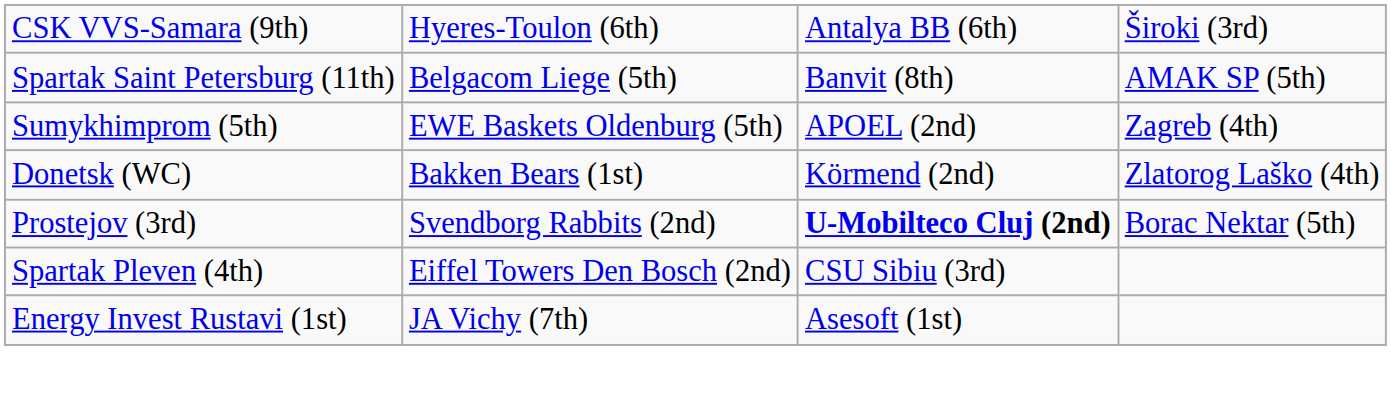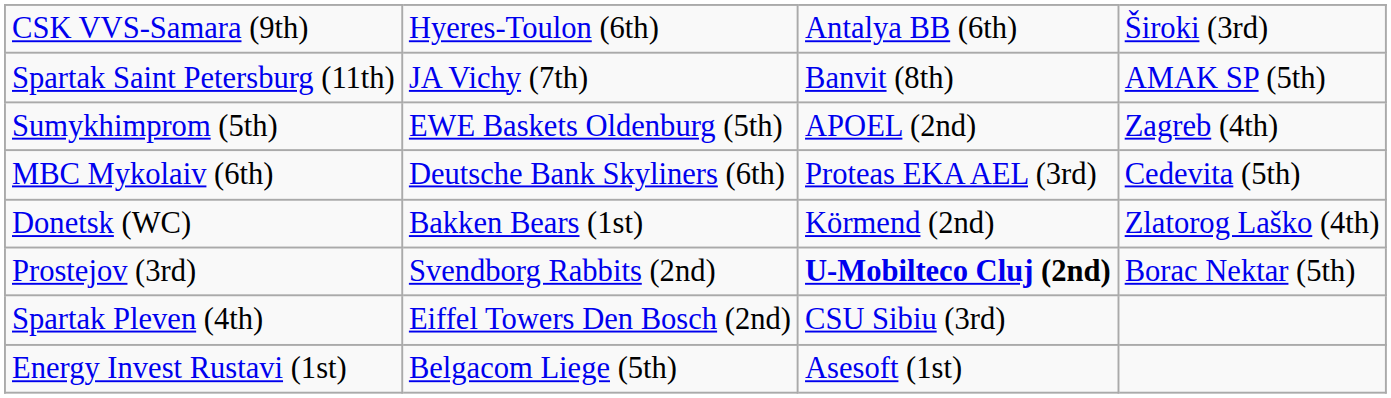(543, 77) Belgacom Liege (5th) -> (499, 77) JA Vichy (7th)
+ row: (143, 174)
(499, 319) JA Vichy (7th) -> (543, 367) Belgacom Liege (5th)
